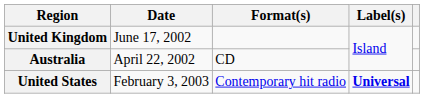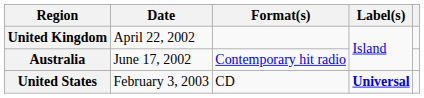(152, 37) June 17, 2002 -> (154, 37) April 22, 2002
(154, 59) April 22, 2002 -> (152, 59) June 17, 2002
(225, 59) CD -> (281, 59) Contemporary hit radio
(281, 81) Contemporary hit radio -> (225, 81) CD
